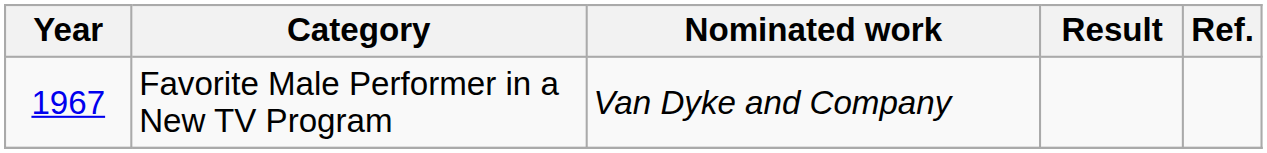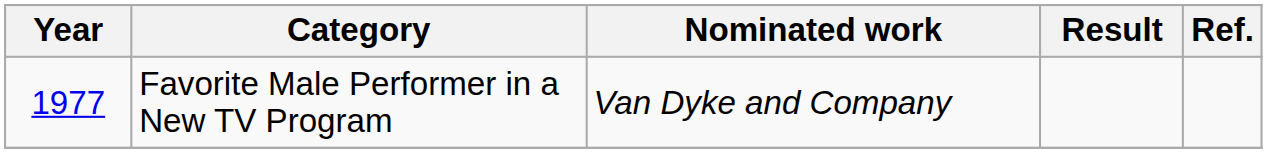(68, 101) 1967 -> (68, 101) 1977
